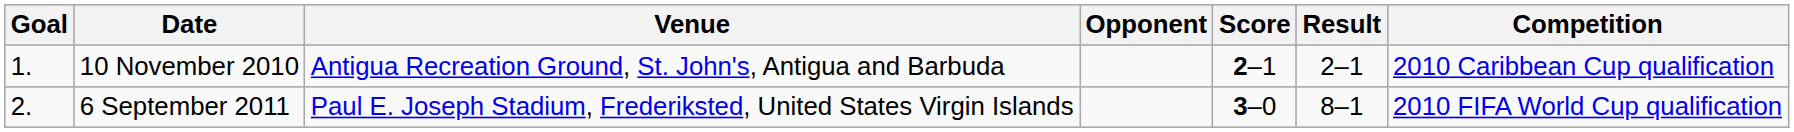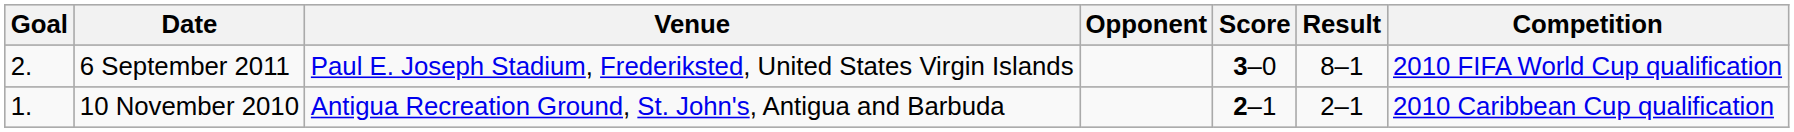rows swapped: (189, 65) <-> (185, 106)
